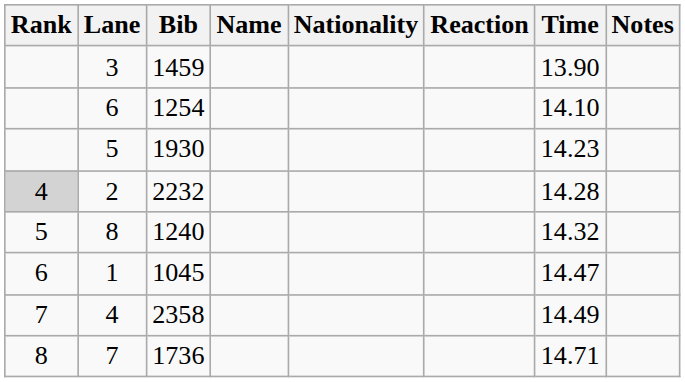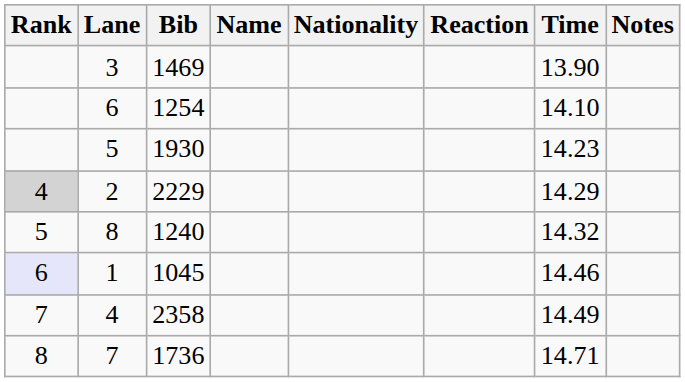(178, 66) 1459 -> (178, 66) 1469
(178, 190) 2232 -> (178, 190) 2229
(570, 190) 14.28 -> (570, 190) 14.29
(41, 273) no background -> (41, 273) lavender background
(570, 273) 14.47 -> (570, 273) 14.46
